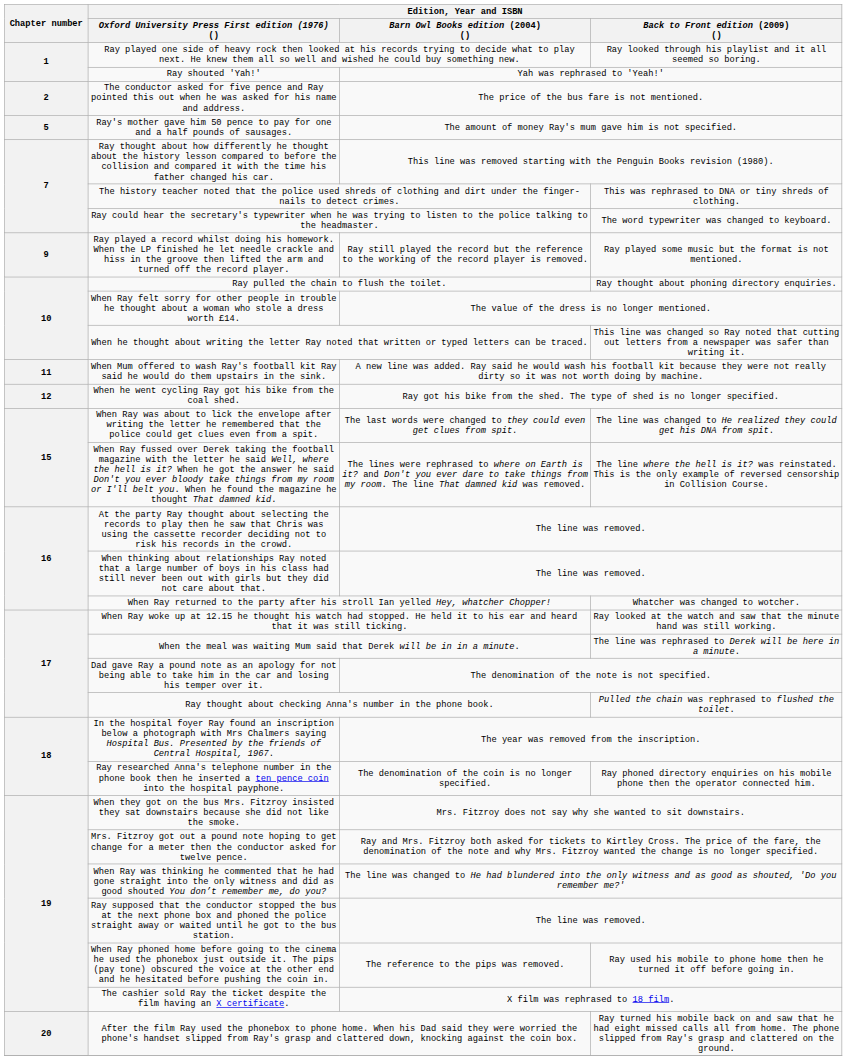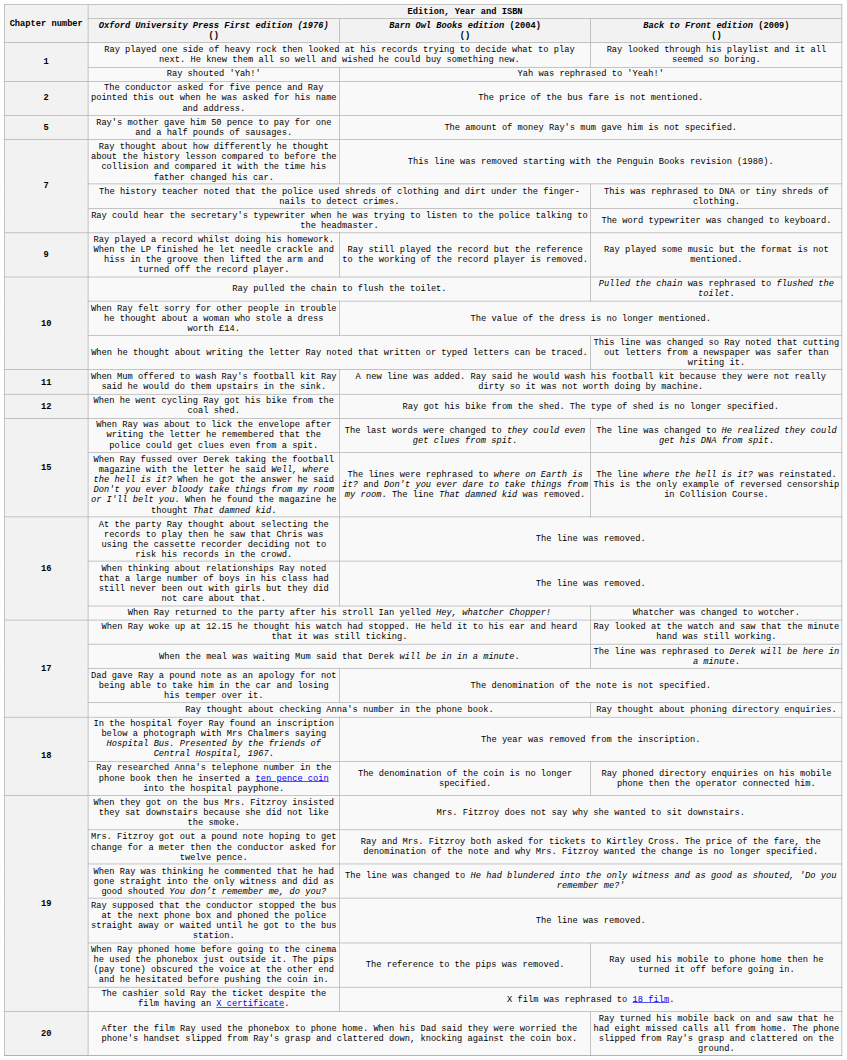(716, 284) Ray thought about phoning directory enquiries. -> (716, 289) Pulled the chain was rephrased to flushed the toilet.
(716, 705) Pulled the chain was rephrased to flushed the toilet. -> (716, 710) Ray thought about phoning directory enquiries.
